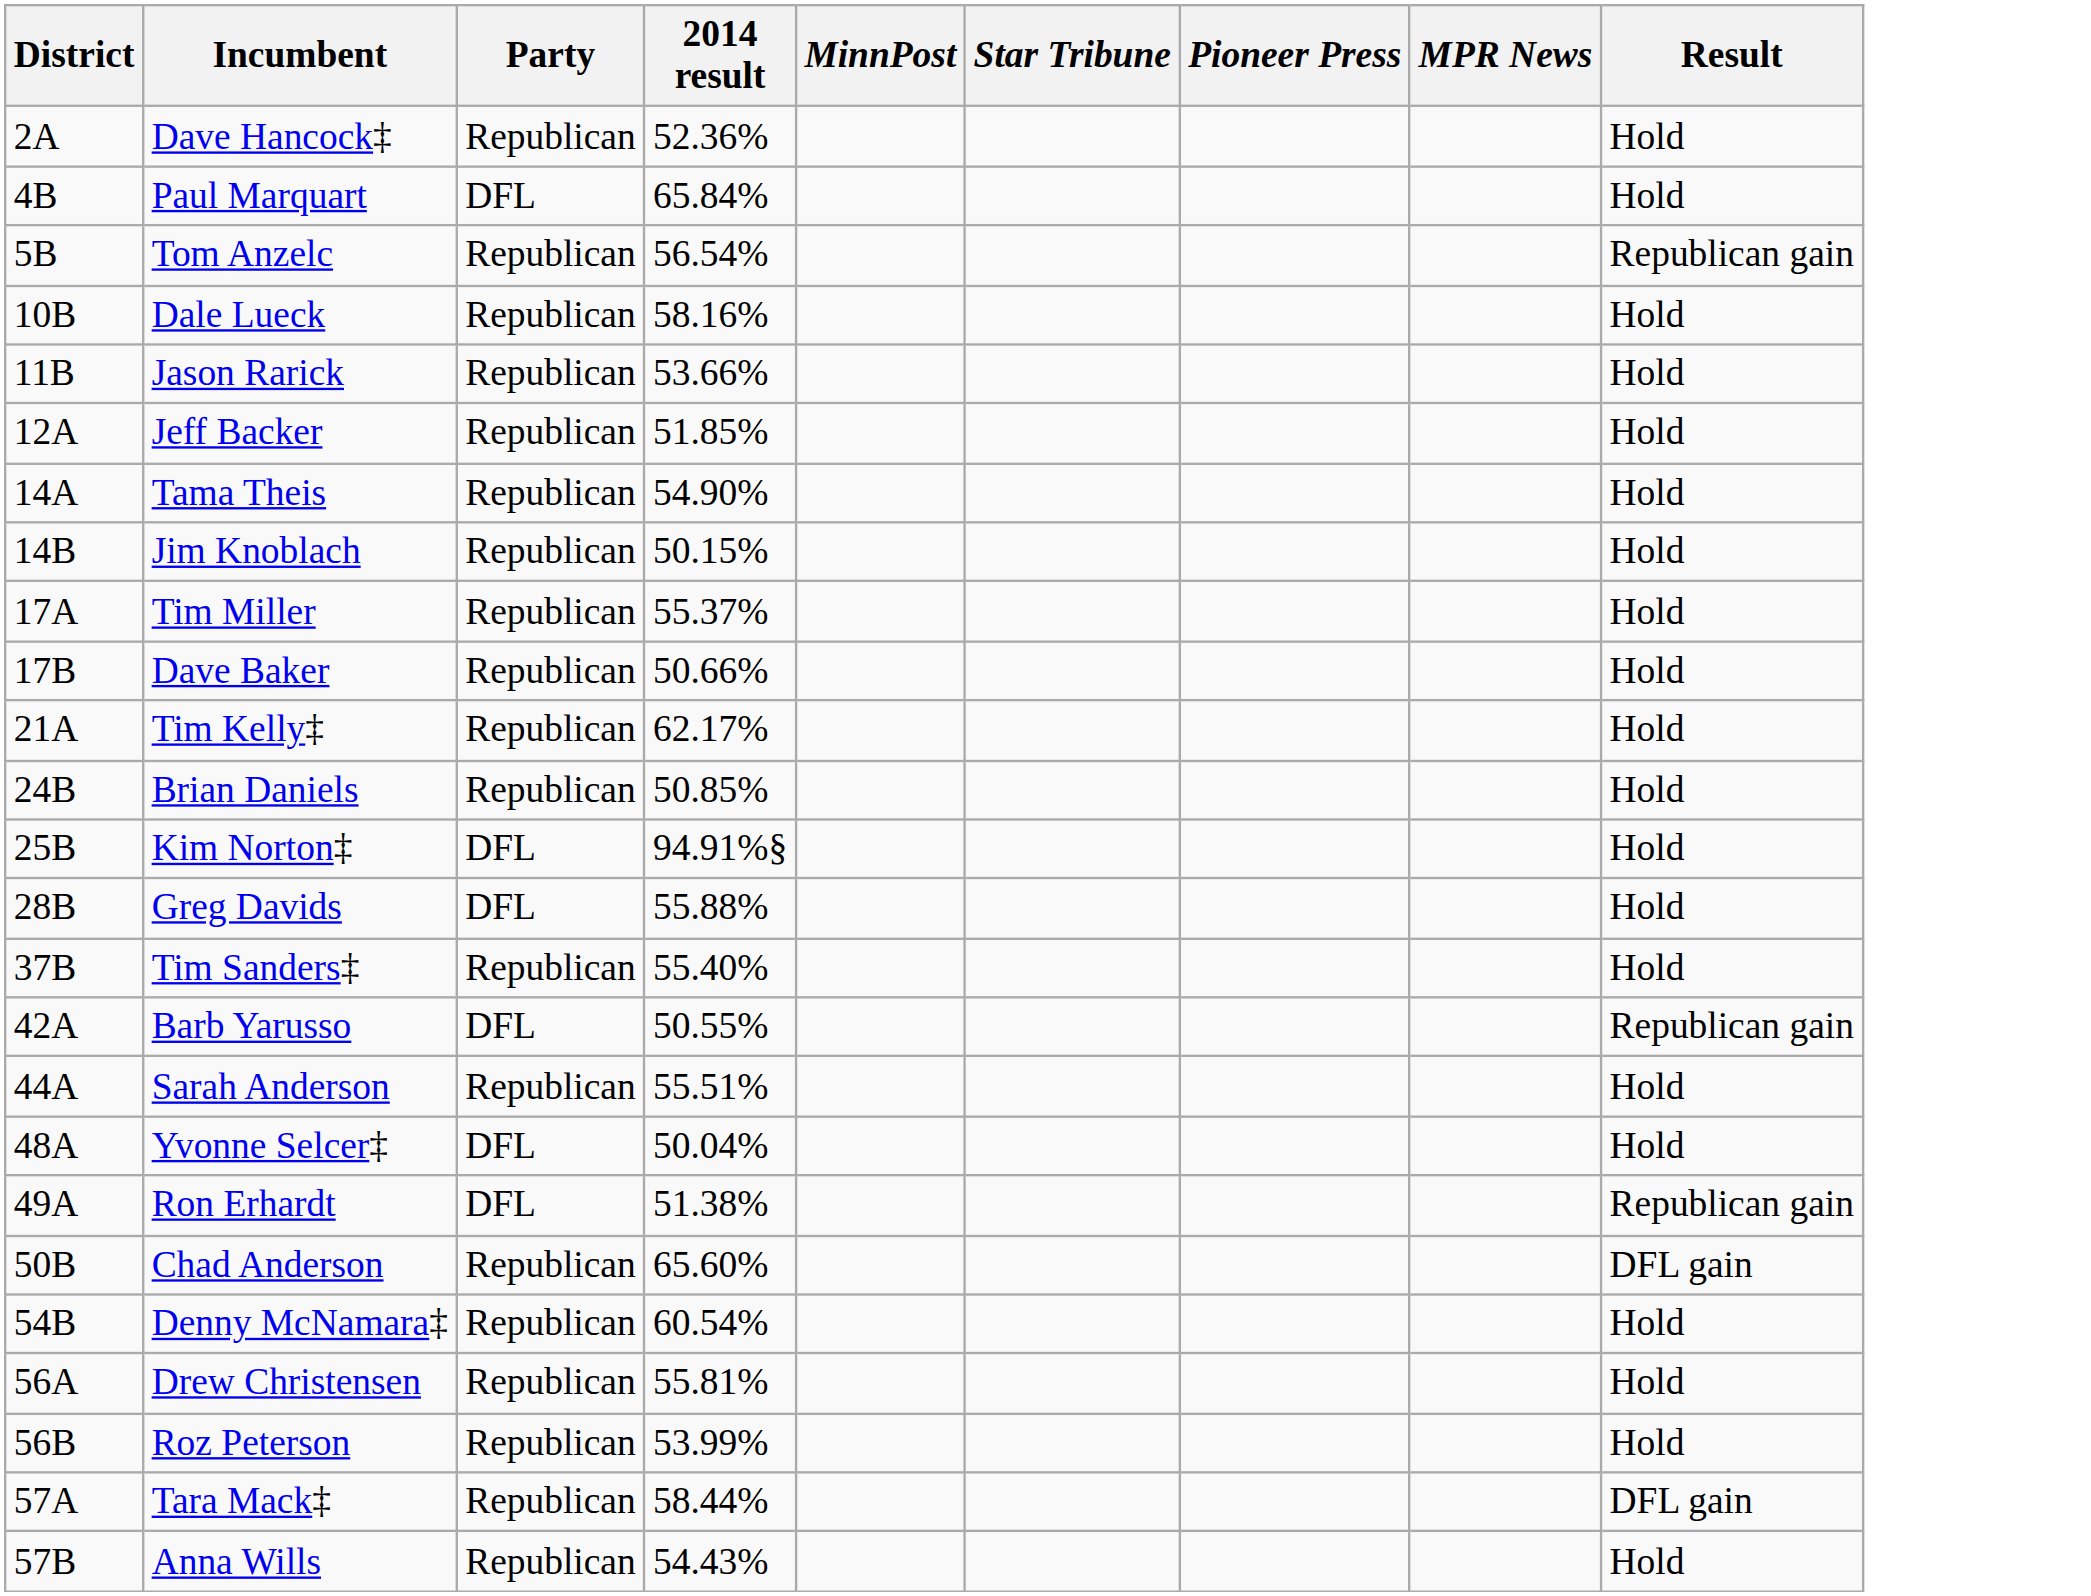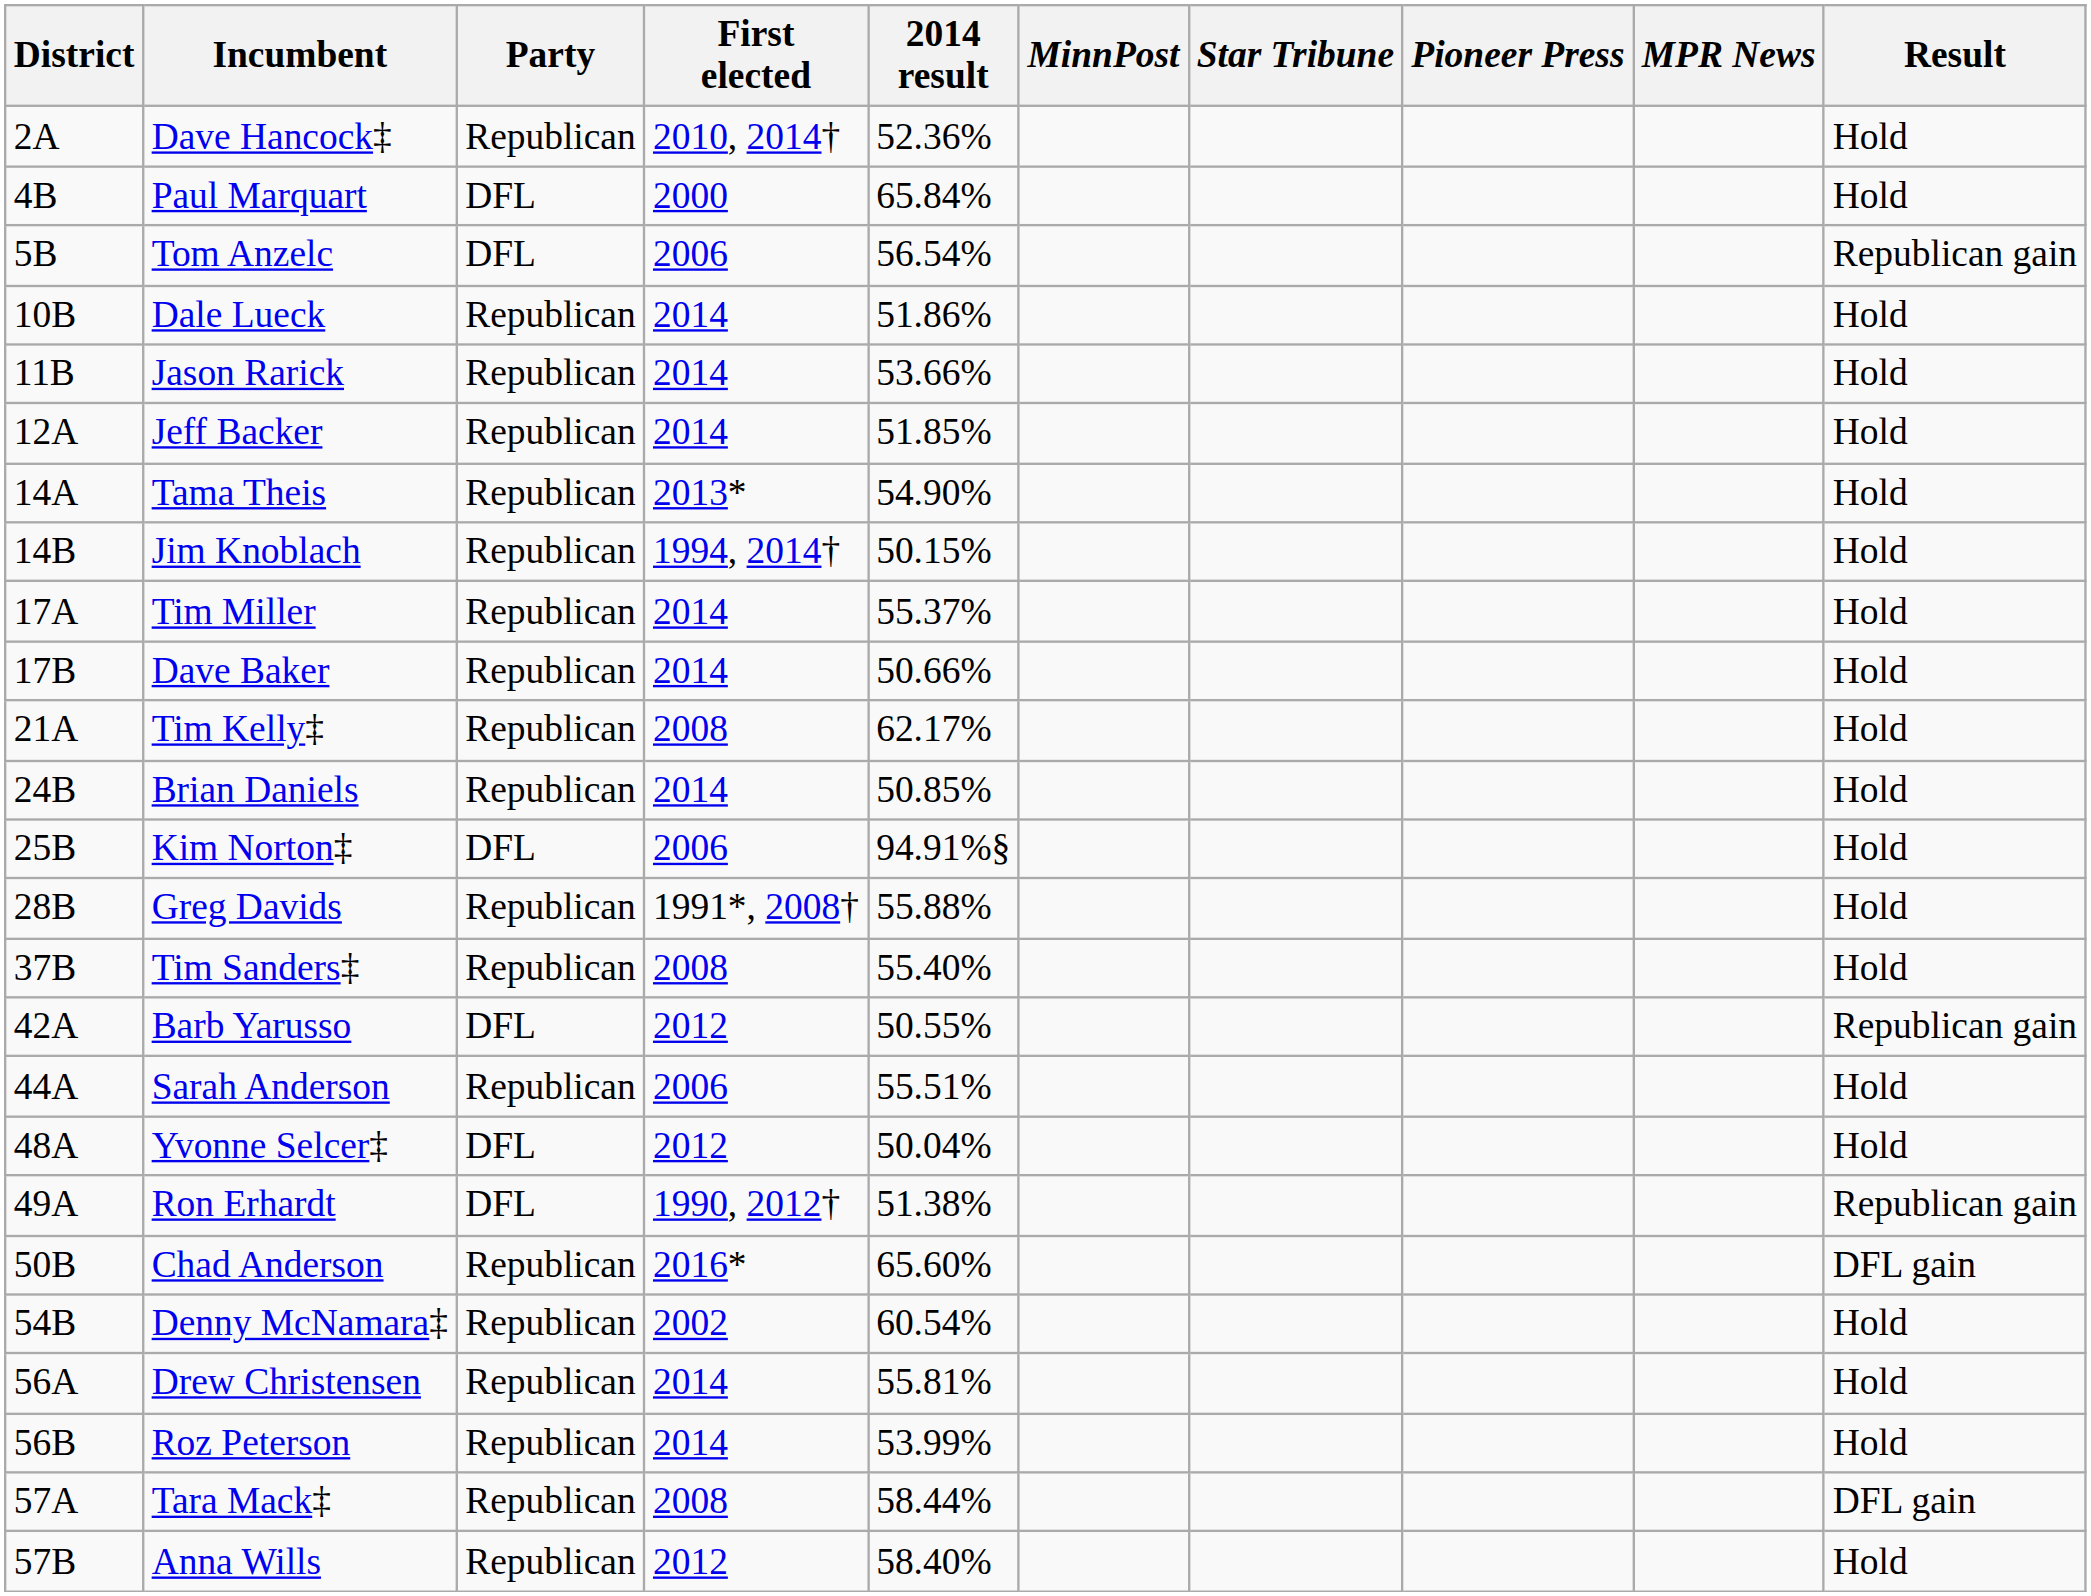+ column: (756, 55)
(550, 254) Republican -> (501, 254) DFL
(711, 313) 58.16% -> (934, 313) 51.86%
(501, 907) DFL -> (550, 907) Republican
(711, 1560) 54.43% -> (934, 1560) 58.40%
